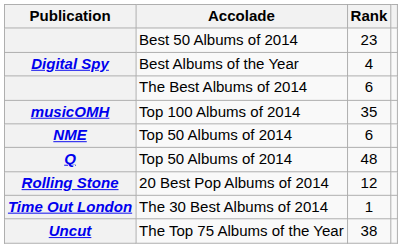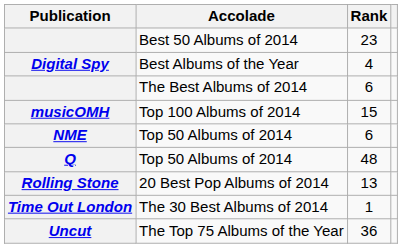(369, 111) 35 -> (369, 111) 15
(369, 183) 12 -> (369, 183) 13
(369, 231) 38 -> (369, 231) 36
